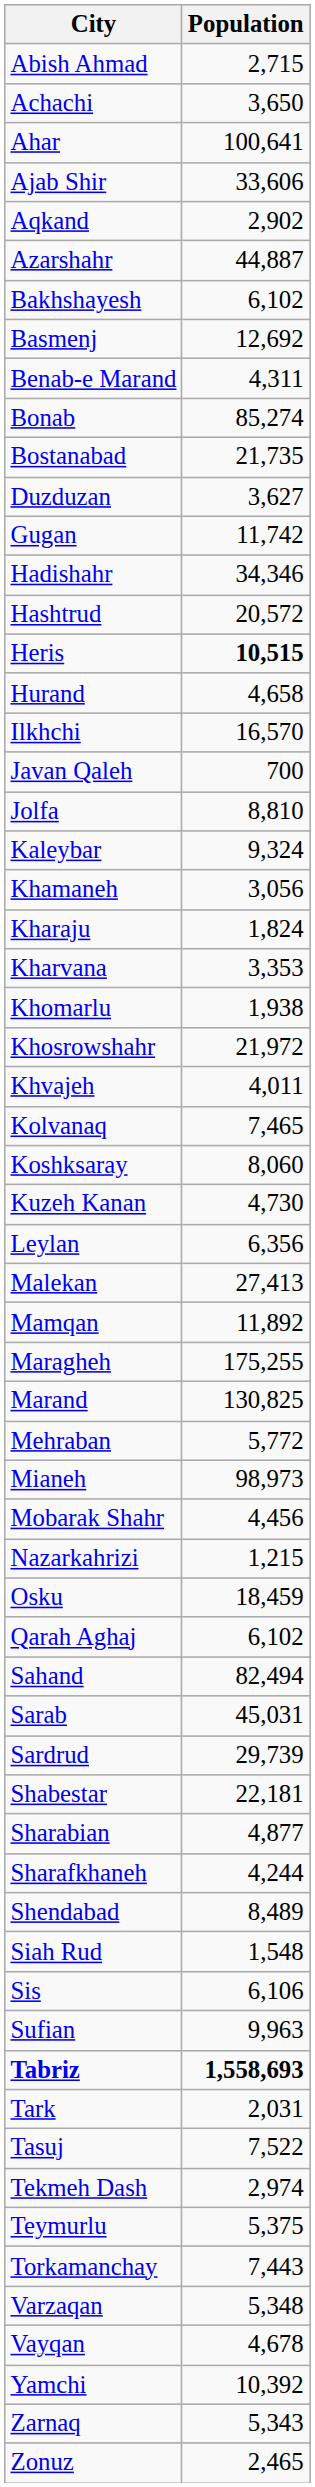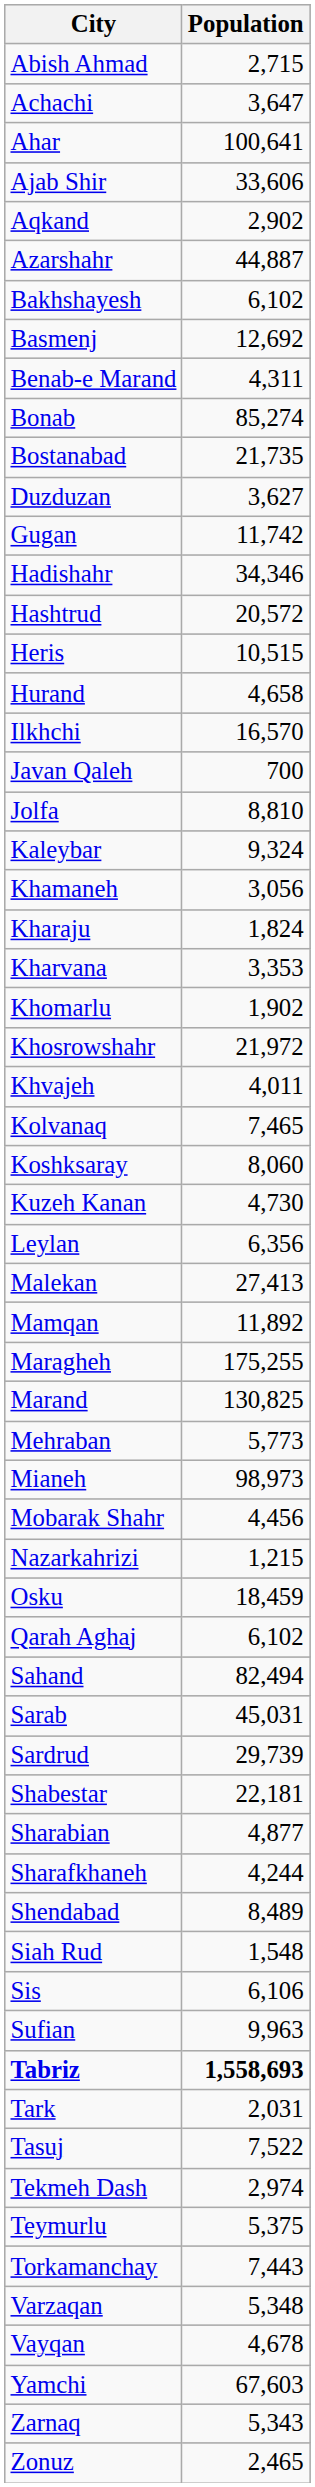(276, 102) 3,650 -> (276, 102) 3,647
(270, 653) bold -> (270, 653) normal
(276, 1007) 1,938 -> (276, 1007) 1,902
(276, 1440) 5,772 -> (276, 1440) 5,773
(270, 2384) 10,392 -> (270, 2384) 67,603
